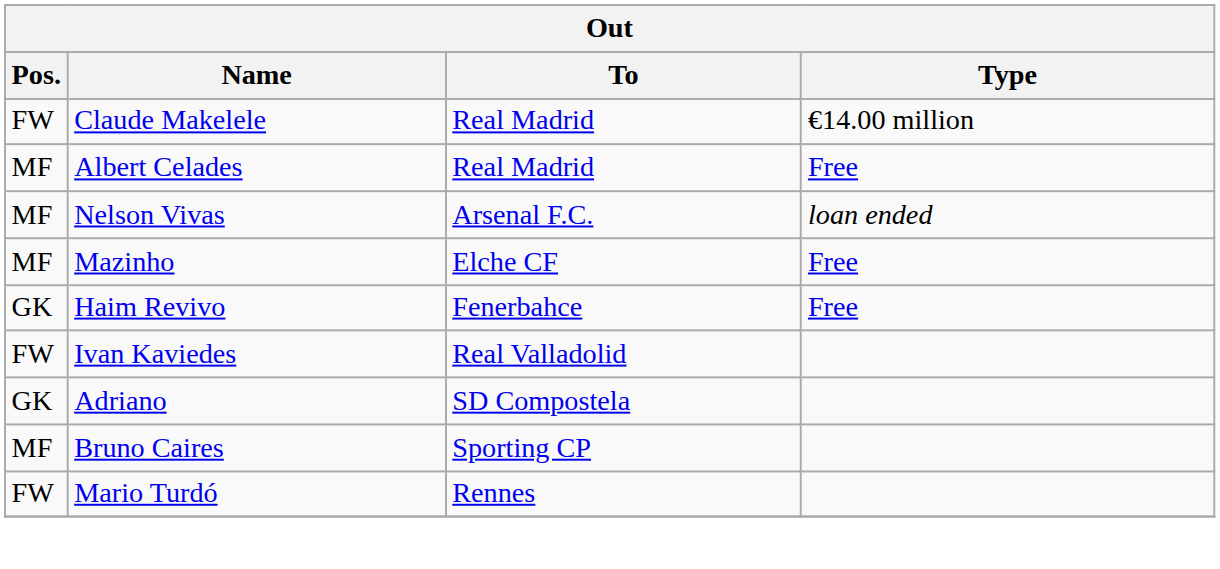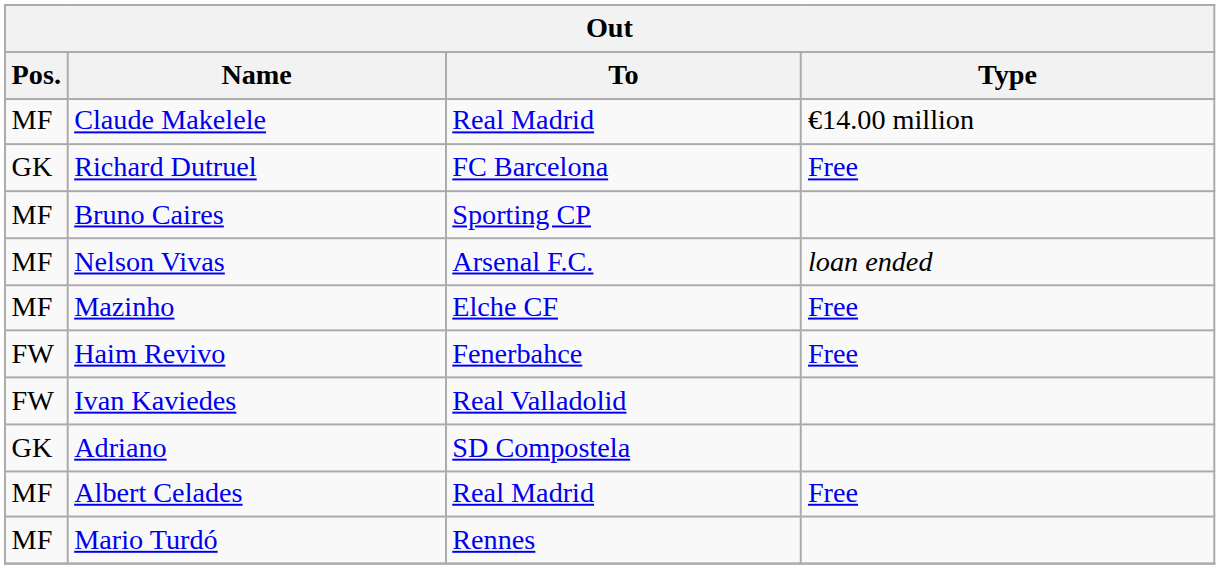(33, 121) FW -> (32, 121) MF
+ row: (165, 167)
rows swapped: (158, 167) <-> (149, 447)
(32, 307) GK -> (33, 354) FW
(33, 493) FW -> (32, 540) MF
